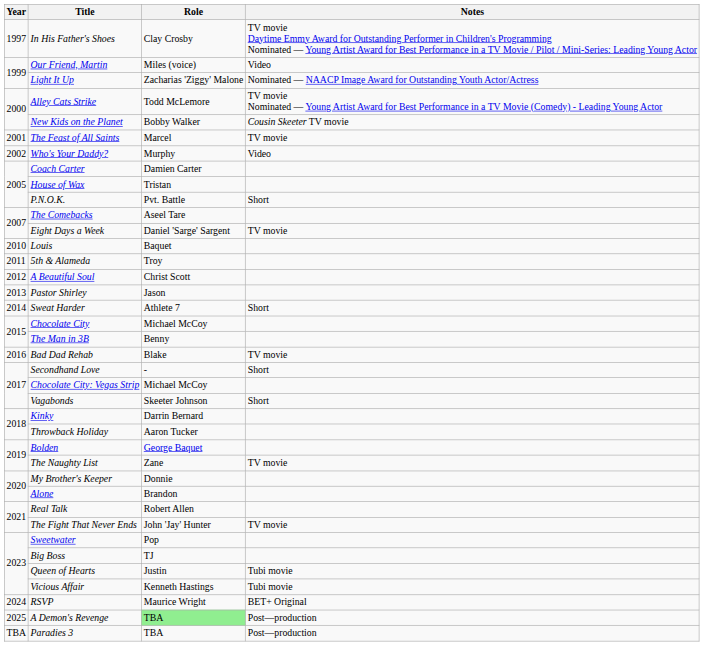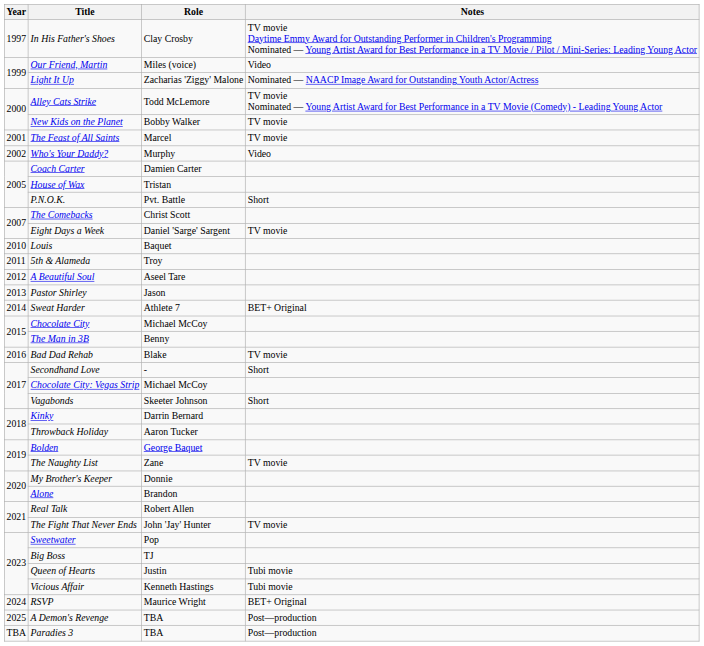(298, 122) Cousin Skeeter TV movie -> (268, 122) TV movie
(165, 215) Aseel Tare -> (167, 215) Christ Scott
(167, 277) Christ Scott -> (165, 277) Aseel Tare
(258, 308) Short -> (277, 308) BET+ Original
(154, 617) lightgreen background -> (154, 617) no background
